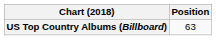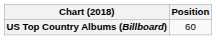(190, 27) 63 -> (190, 27) 60
